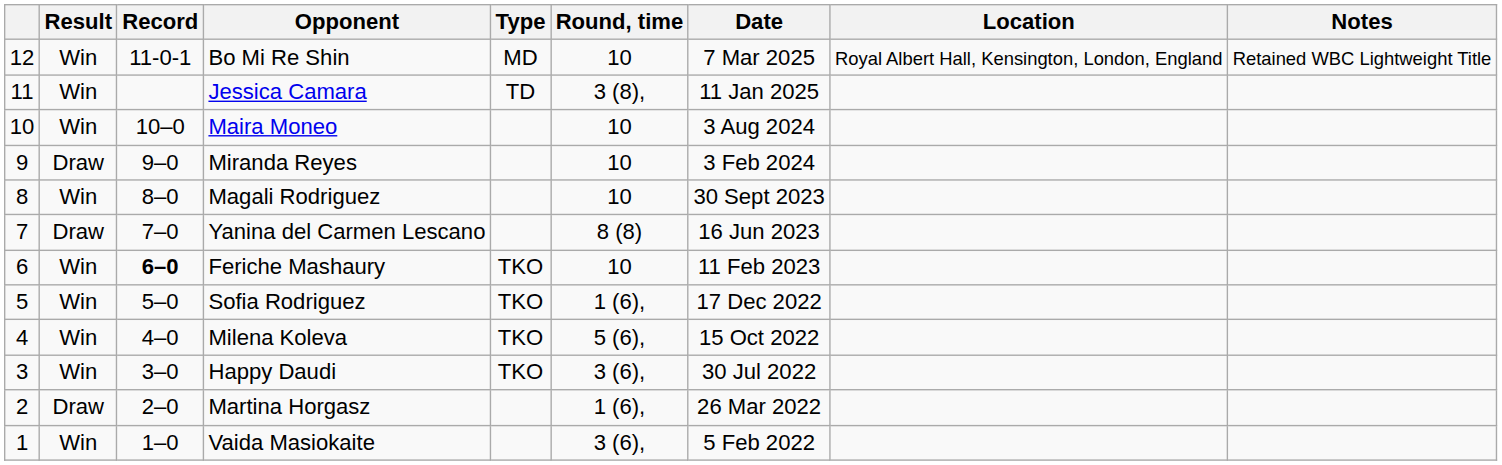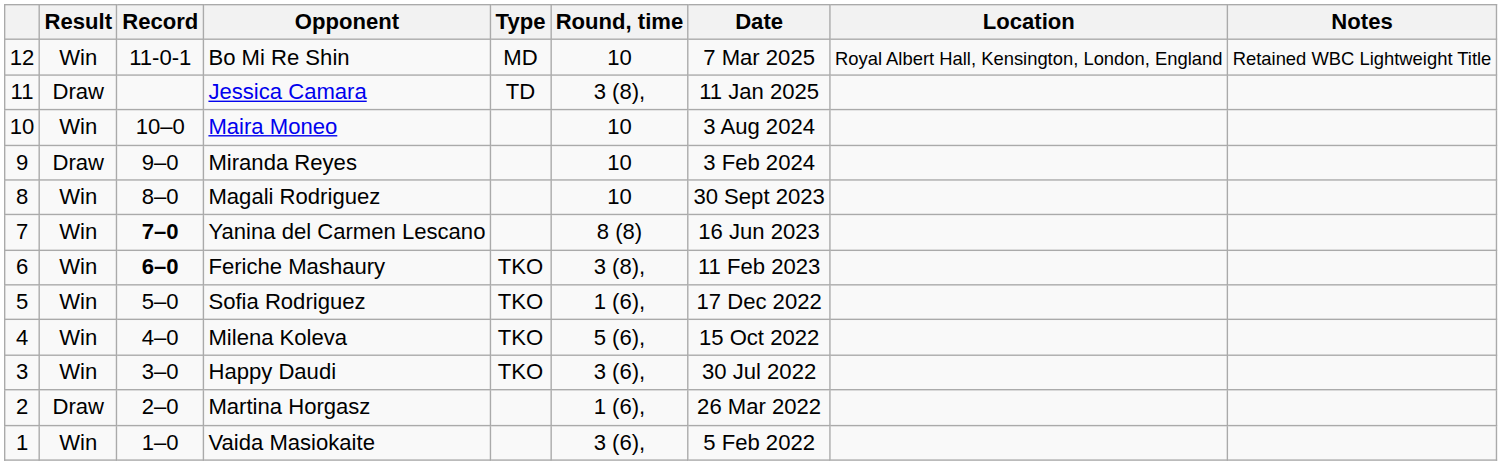(78, 92) Win -> (78, 92) Draw
(78, 232) Draw -> (78, 232) Win
(160, 232) normal -> (160, 232) bold
(619, 267) 10 -> (619, 267) 3 (8),
